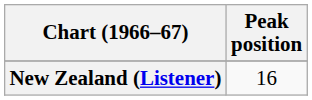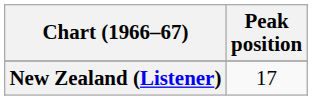(267, 77) 16 -> (267, 77) 17
